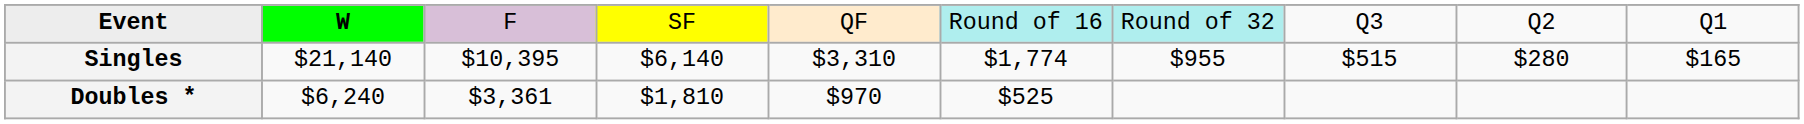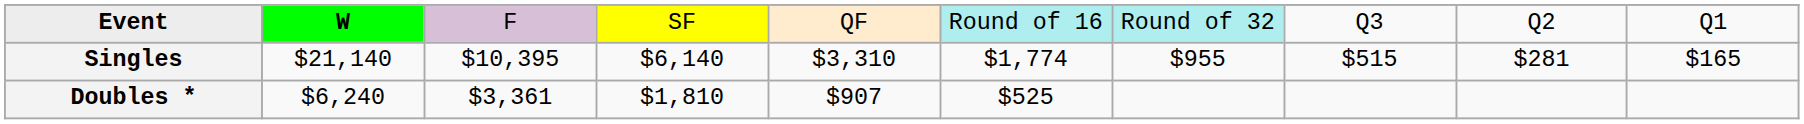(1541, 62) $280 -> (1541, 62) $281
(854, 99) $970 -> (854, 99) $907
